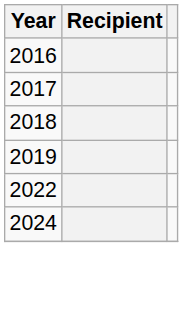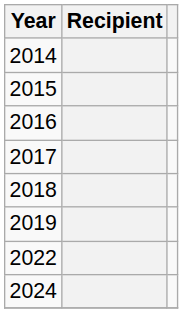+ row: (33, 55)
+ row: (33, 88)
